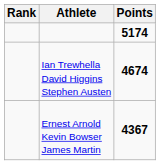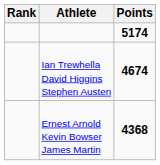(135, 130) 4367 -> (135, 130) 4368
